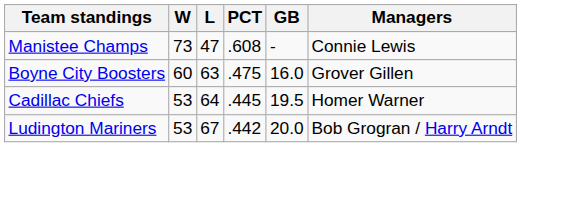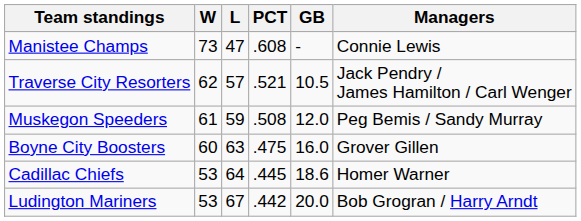+ row: (99, 82)
+ row: (88, 119)
(287, 100) 19.5 -> (312, 174) 18.6
